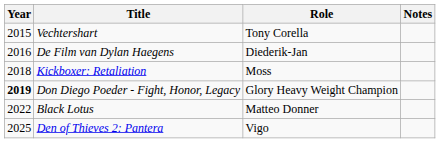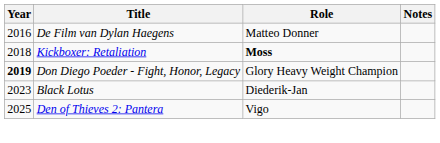- row: (67, 33)
(276, 52) Diederik-Jan -> (282, 33) Matteo Donner
(259, 71) normal -> (259, 52) bold
(19, 109) 2022 -> (19, 90) 2023
(282, 109) Matteo Donner -> (276, 90) Diederik-Jan
